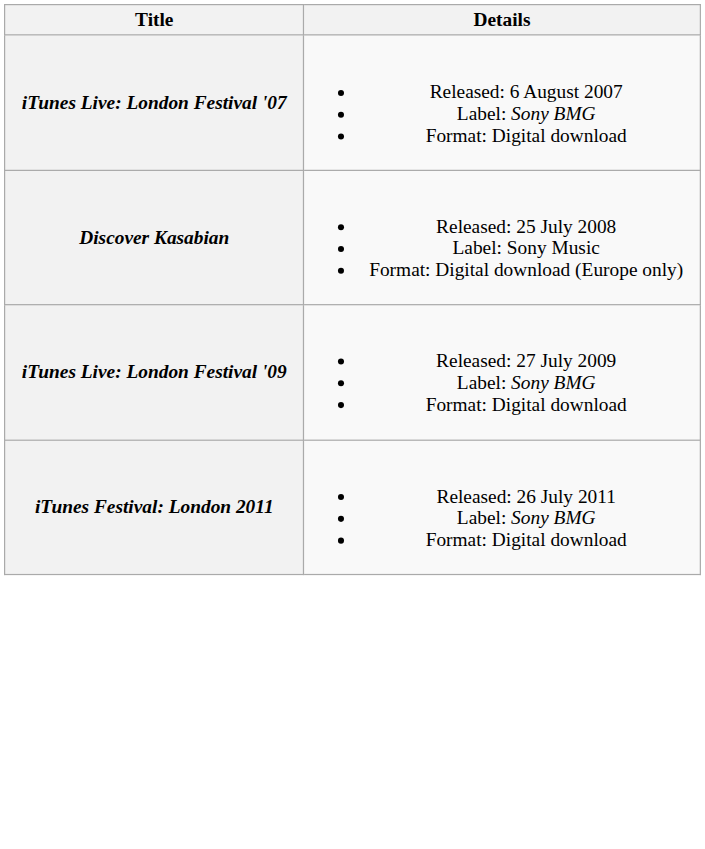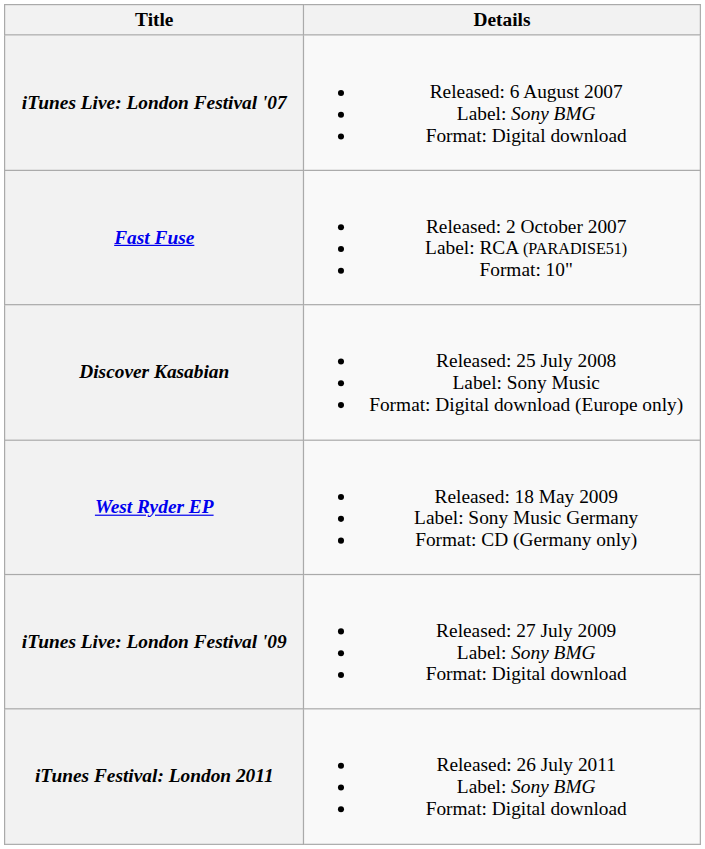+ row: (154, 237)
+ row: (154, 506)
